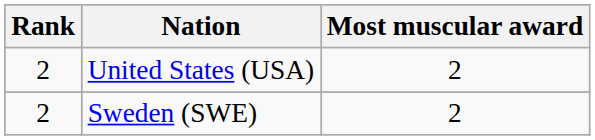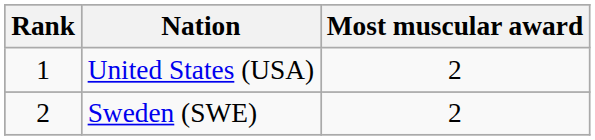(43, 69) 2 -> (43, 69) 1
